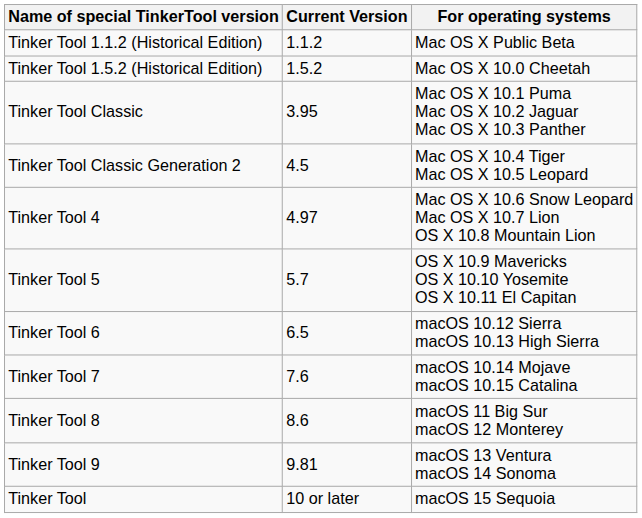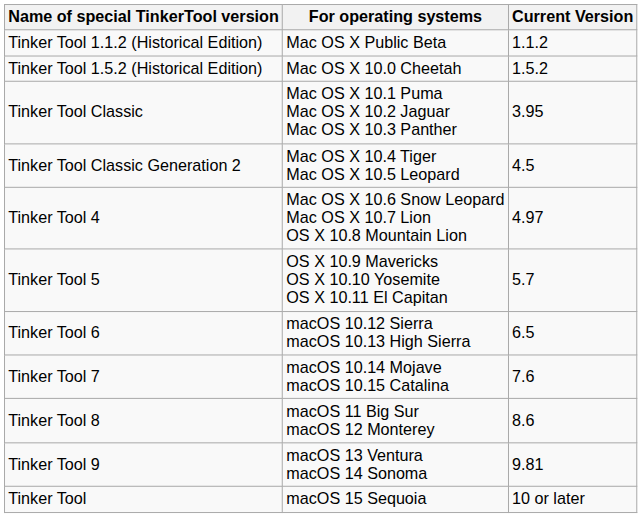columns swapped: (524, 17) <-> (347, 17)
